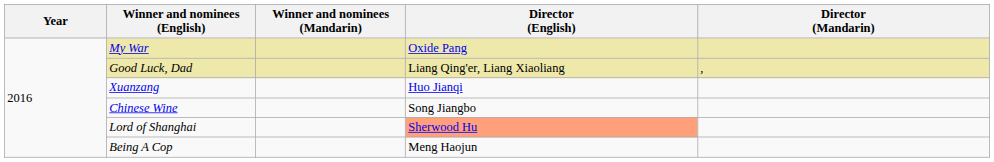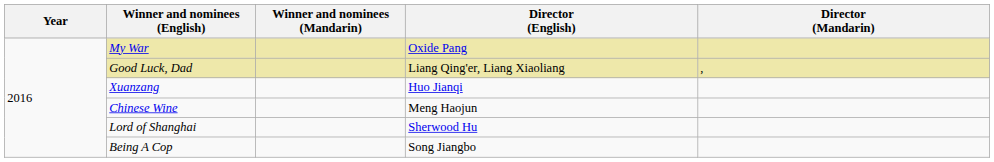(442, 107) Song Jiangbo -> (443, 107) Meng Haojun
(443, 127) lightsalmon background -> (443, 127) no background
(443, 147) Meng Haojun -> (442, 147) Song Jiangbo
